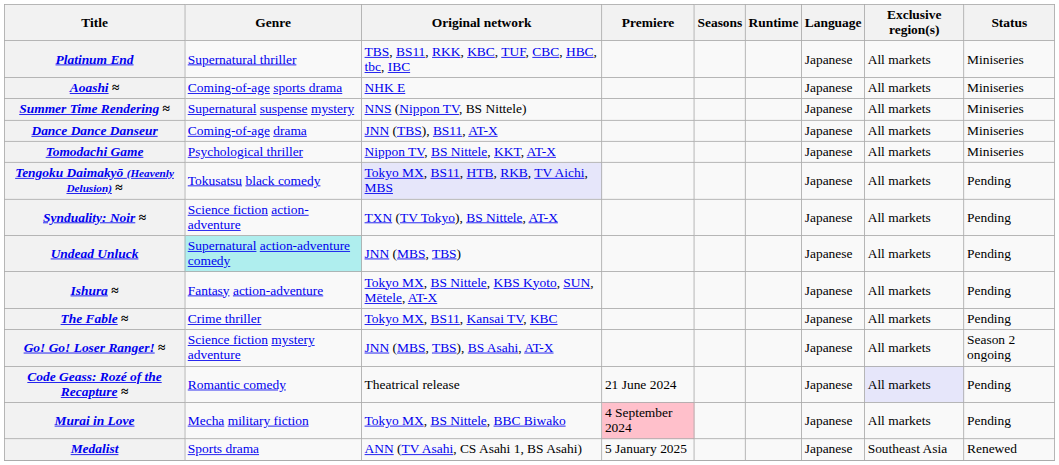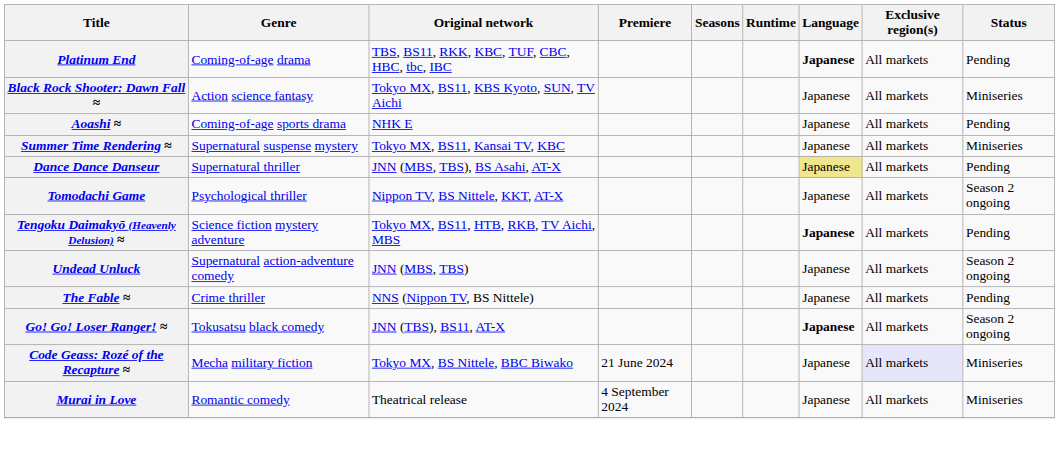(242, 59) Supernatural thriller -> (251, 59) Coming-of-age drama
(829, 59) normal -> (828, 59) bold
(995, 59) Miniseries -> (988, 59) Pending
+ row: (96, 95)
(995, 88) Miniseries -> (988, 124) Pending
(446, 109) NNS (Nippon TV, BS Nittele) -> (468, 145) Tokyo MX, BS11, Kansai TV, KBC
(247, 130) Coming-of-age drama -> (246, 167) Supernatural thriller
(431, 130) JNN (TBS), BS11, AT-X -> (466, 167) JNN (MBS, TBS), BS Asahi, AT-X
(829, 130) no background -> (826, 167) khaki background
(995, 130) Miniseries -> (988, 167) Pending
(995, 151) Miniseries -> (990, 195) Season 2 ongoing
(254, 180) Tokusatsu black comedy -> (255, 232) Science fiction mystery adventure
(476, 180) lavender background -> (483, 232) no background
(829, 180) normal -> (828, 232) bold
- row: (95, 217)
(269, 253) paleturquoise background -> (273, 268) no background
(989, 253) Pending -> (990, 268) Season 2 ongoing
- row: (95, 290)
(461, 319) Tokyo MX, BS11, Kansai TV, KBC -> (453, 297) NNS (Nippon TV, BS Nittele)
(251, 347) Science fiction mystery adventure -> (258, 326) Tokusatsu black comedy
(459, 347) JNN (MBS, TBS), BS Asahi, AT-X -> (438, 326) JNN (TBS), BS11, AT-X
(829, 347) normal -> (828, 326) bold
(237, 384) Romantic comedy -> (252, 363) Mecha military fiction
(412, 384) Theatrical release -> (472, 363) Tokyo MX, BS Nittele, BBC Biwako
(989, 384) Pending -> (994, 363) Miniseries
(248, 420) Mecha military fiction -> (241, 399) Romantic comedy
(465, 420) Tokyo MX, BS Nittele, BBC Biwako -> (419, 399) Theatrical release
(639, 420) pink background -> (635, 399) no background
(989, 420) Pending -> (994, 399) Miniseries
- row: (95, 449)
